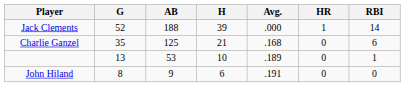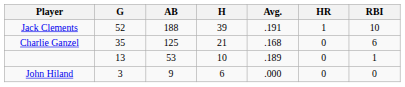(273, 27) .000 -> (273, 27) .191
(375, 27) 14 -> (375, 27) 10
(120, 74) 8 -> (120, 74) 3
(273, 74) .191 -> (273, 74) .000
